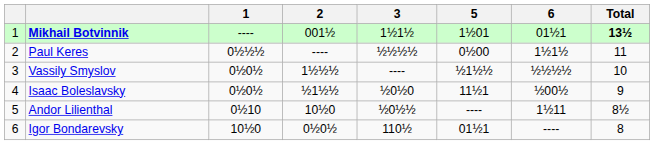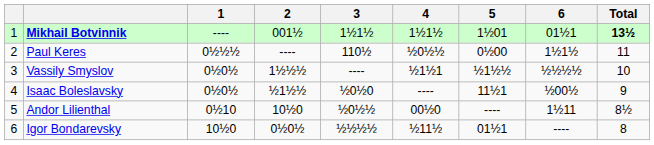+ column: (426, 14)
(397, 52) ½½½½ -> (357, 52) 110½
(397, 129) 110½ -> (357, 129) ½½½½
